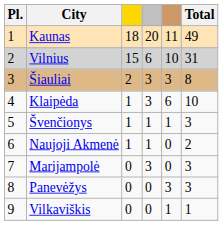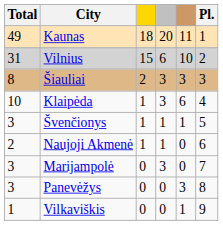columns swapped: (15, 15) <-> (200, 15)
